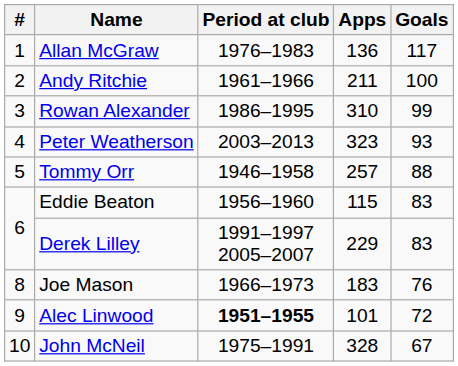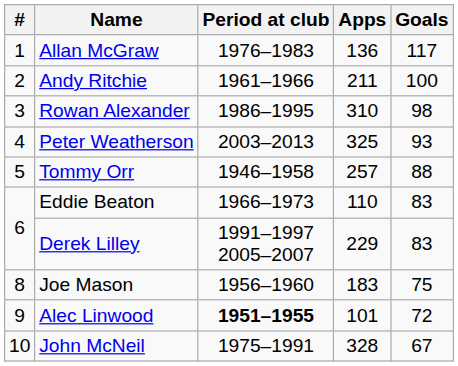(422, 111) 99 -> (422, 111) 98
(362, 141) 323 -> (362, 141) 325
(266, 202) 1956–1960 -> (266, 202) 1966–1973
(362, 202) 115 -> (362, 202) 110
(266, 284) 1966–1973 -> (266, 284) 1956–1960
(422, 284) 76 -> (422, 284) 75
